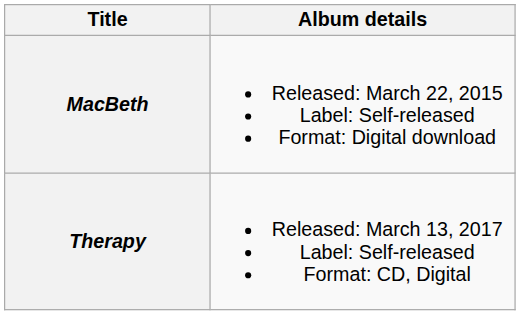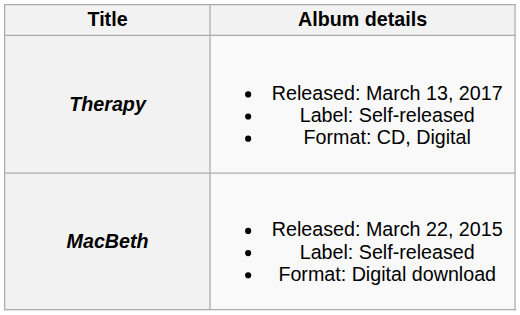rows swapped: (108, 104) <-> (108, 241)
